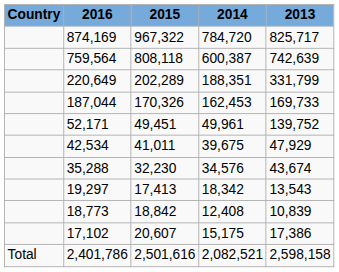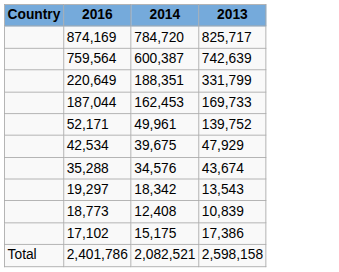- column: (165, 15)
